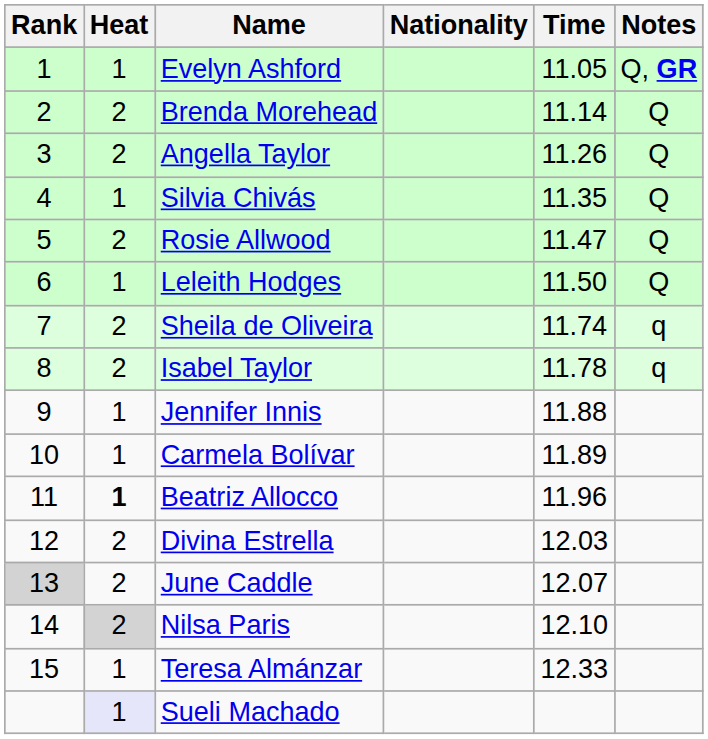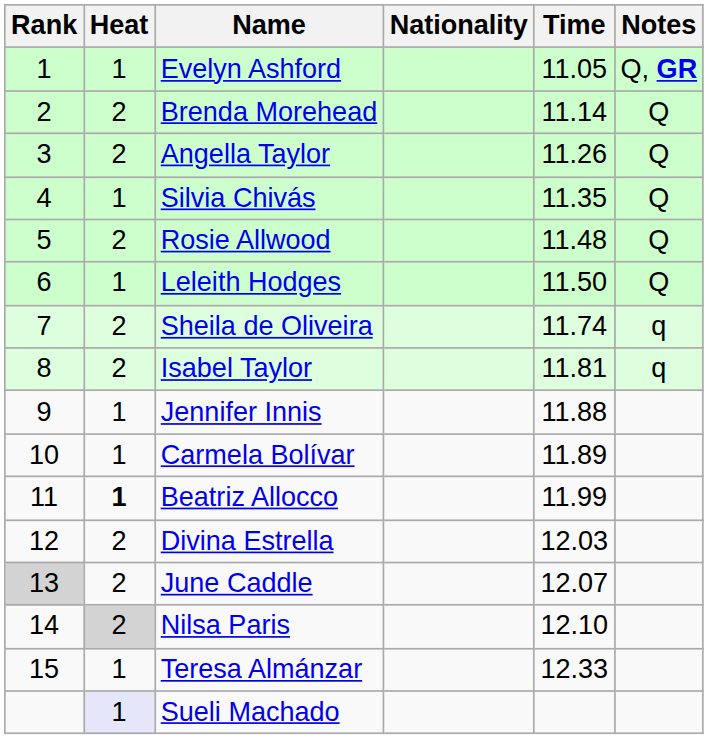(574, 240) 11.47 -> (574, 240) 11.48
(574, 369) 11.78 -> (574, 369) 11.81
(574, 497) 11.96 -> (574, 497) 11.99
